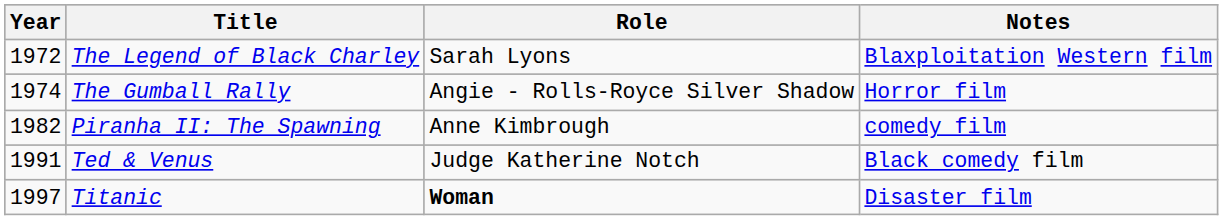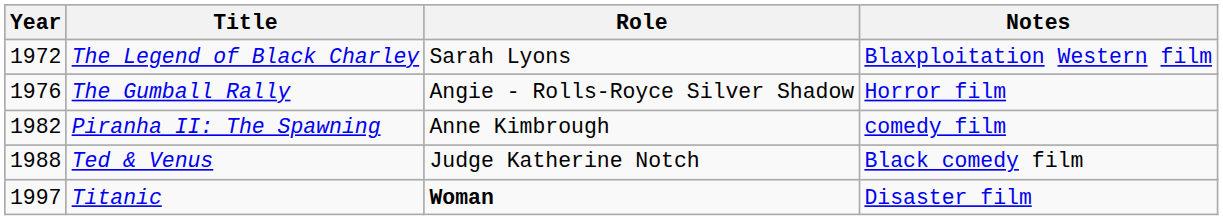(36, 92) 1974 -> (36, 92) 1976
(36, 162) 1991 -> (36, 162) 1988
